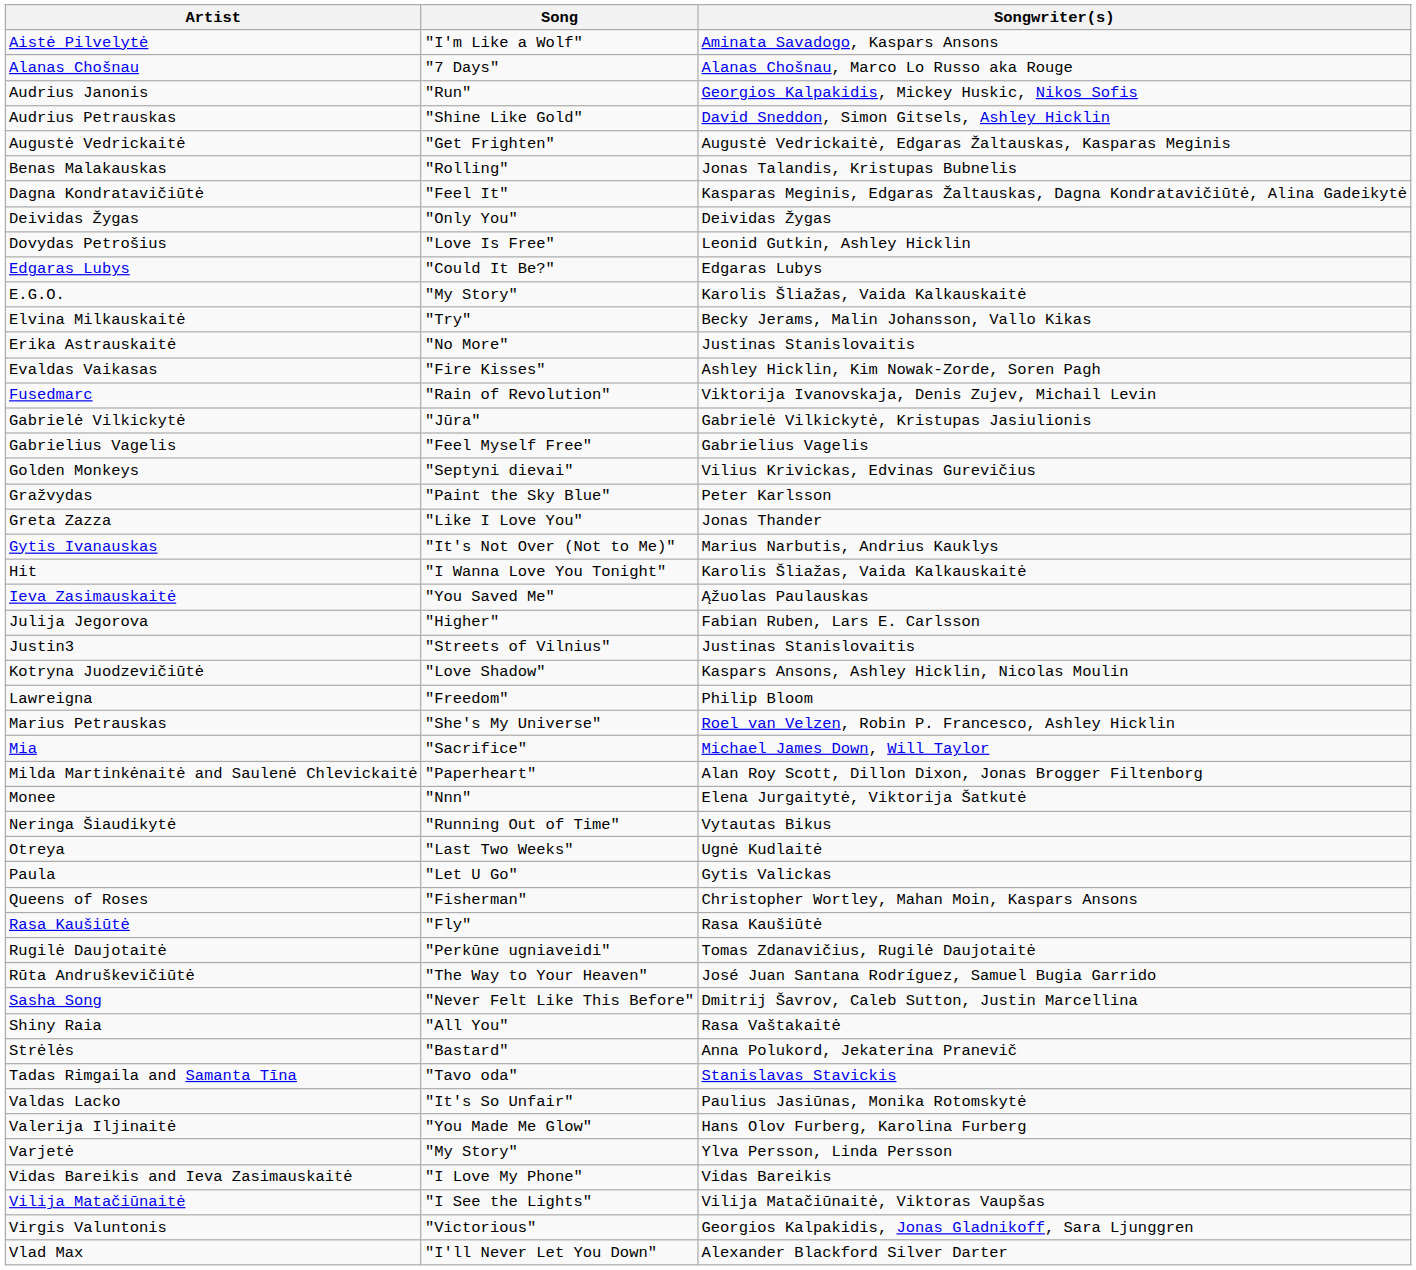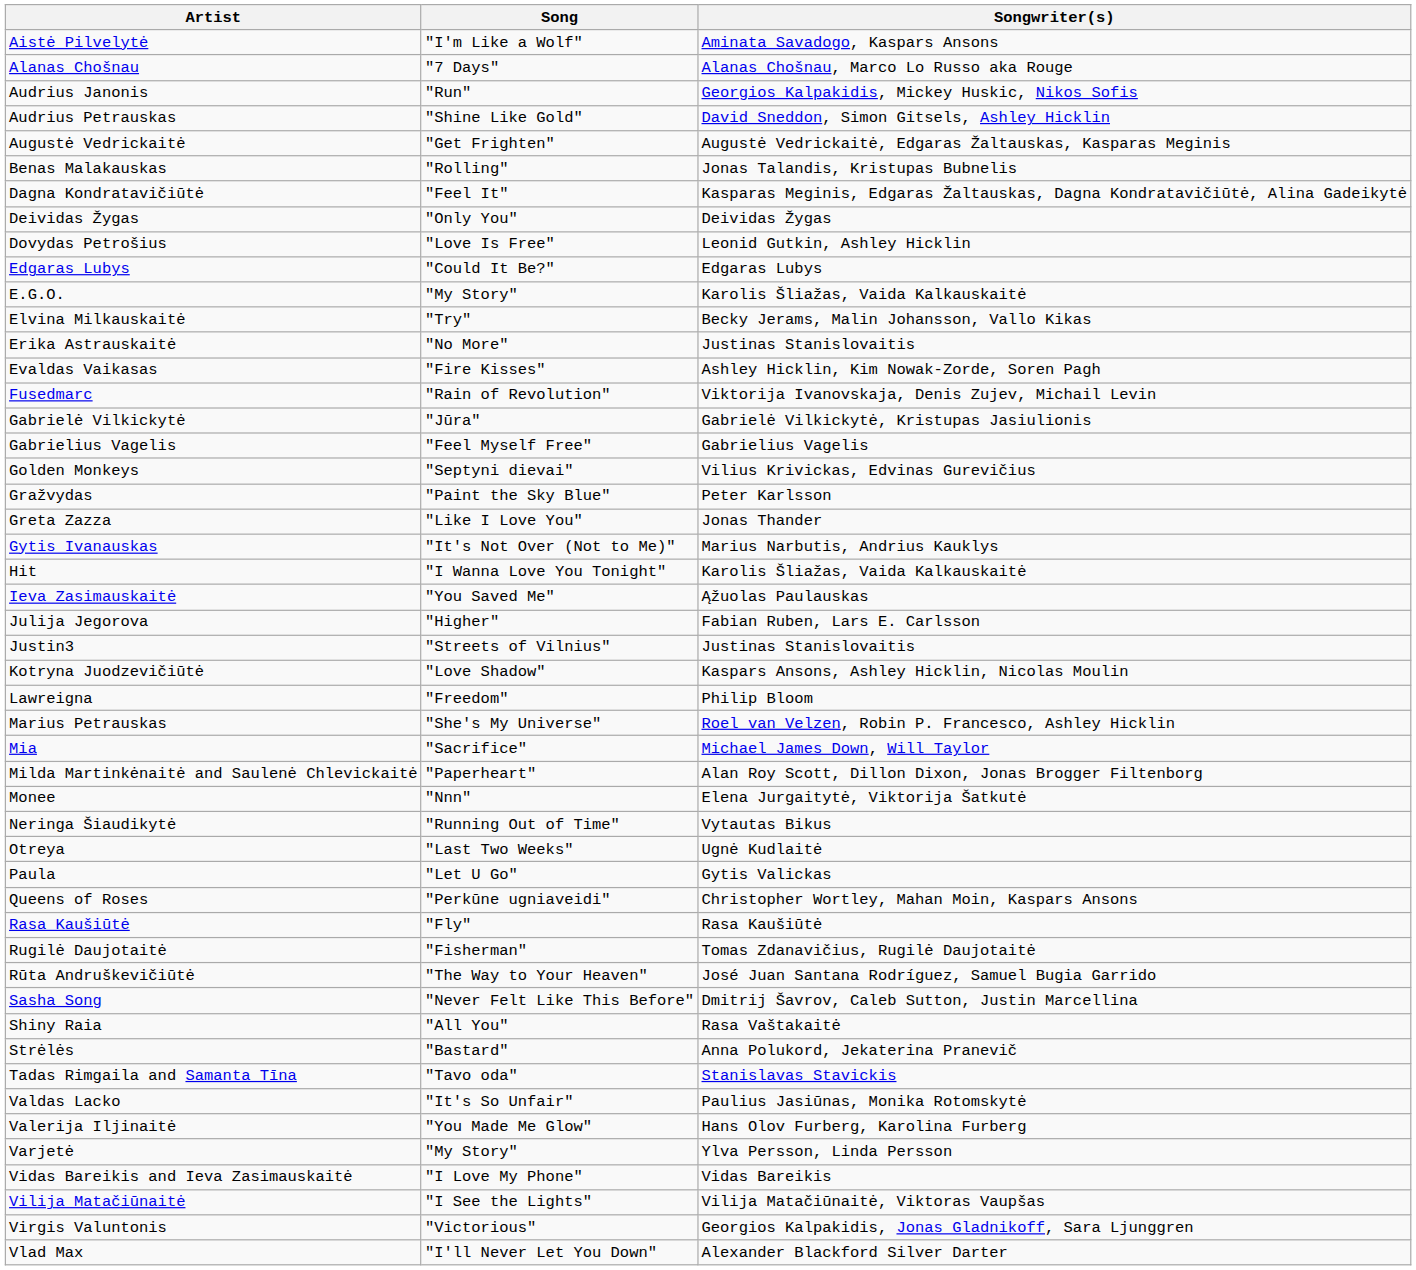(476, 900) "Fisherman" -> (518, 900) "Perkūne ugniaveidi"
(518, 950) "Perkūne ugniaveidi" -> (476, 950) "Fisherman"
